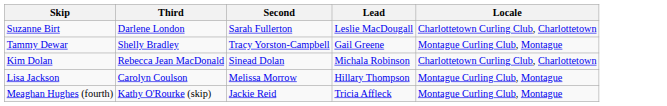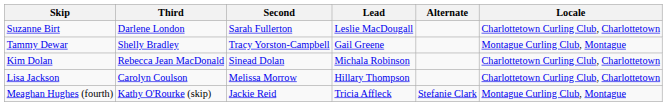+ column: (447, 12)
(490, 77) Montague Curling Club, Montague -> (571, 77) Charlottetown Curling Club, Charlottetown
